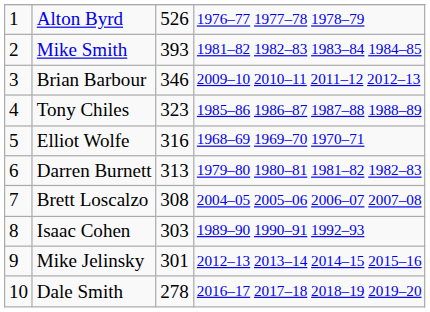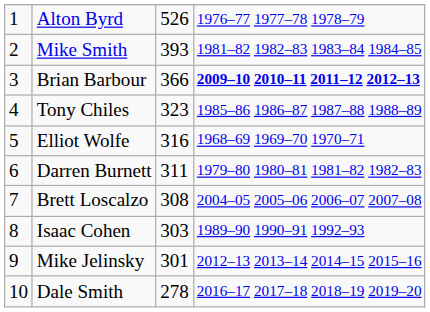(175, 79) 346 -> (175, 79) 366
(309, 79) normal -> (308, 79) bold
(175, 170) 313 -> (174, 170) 311
